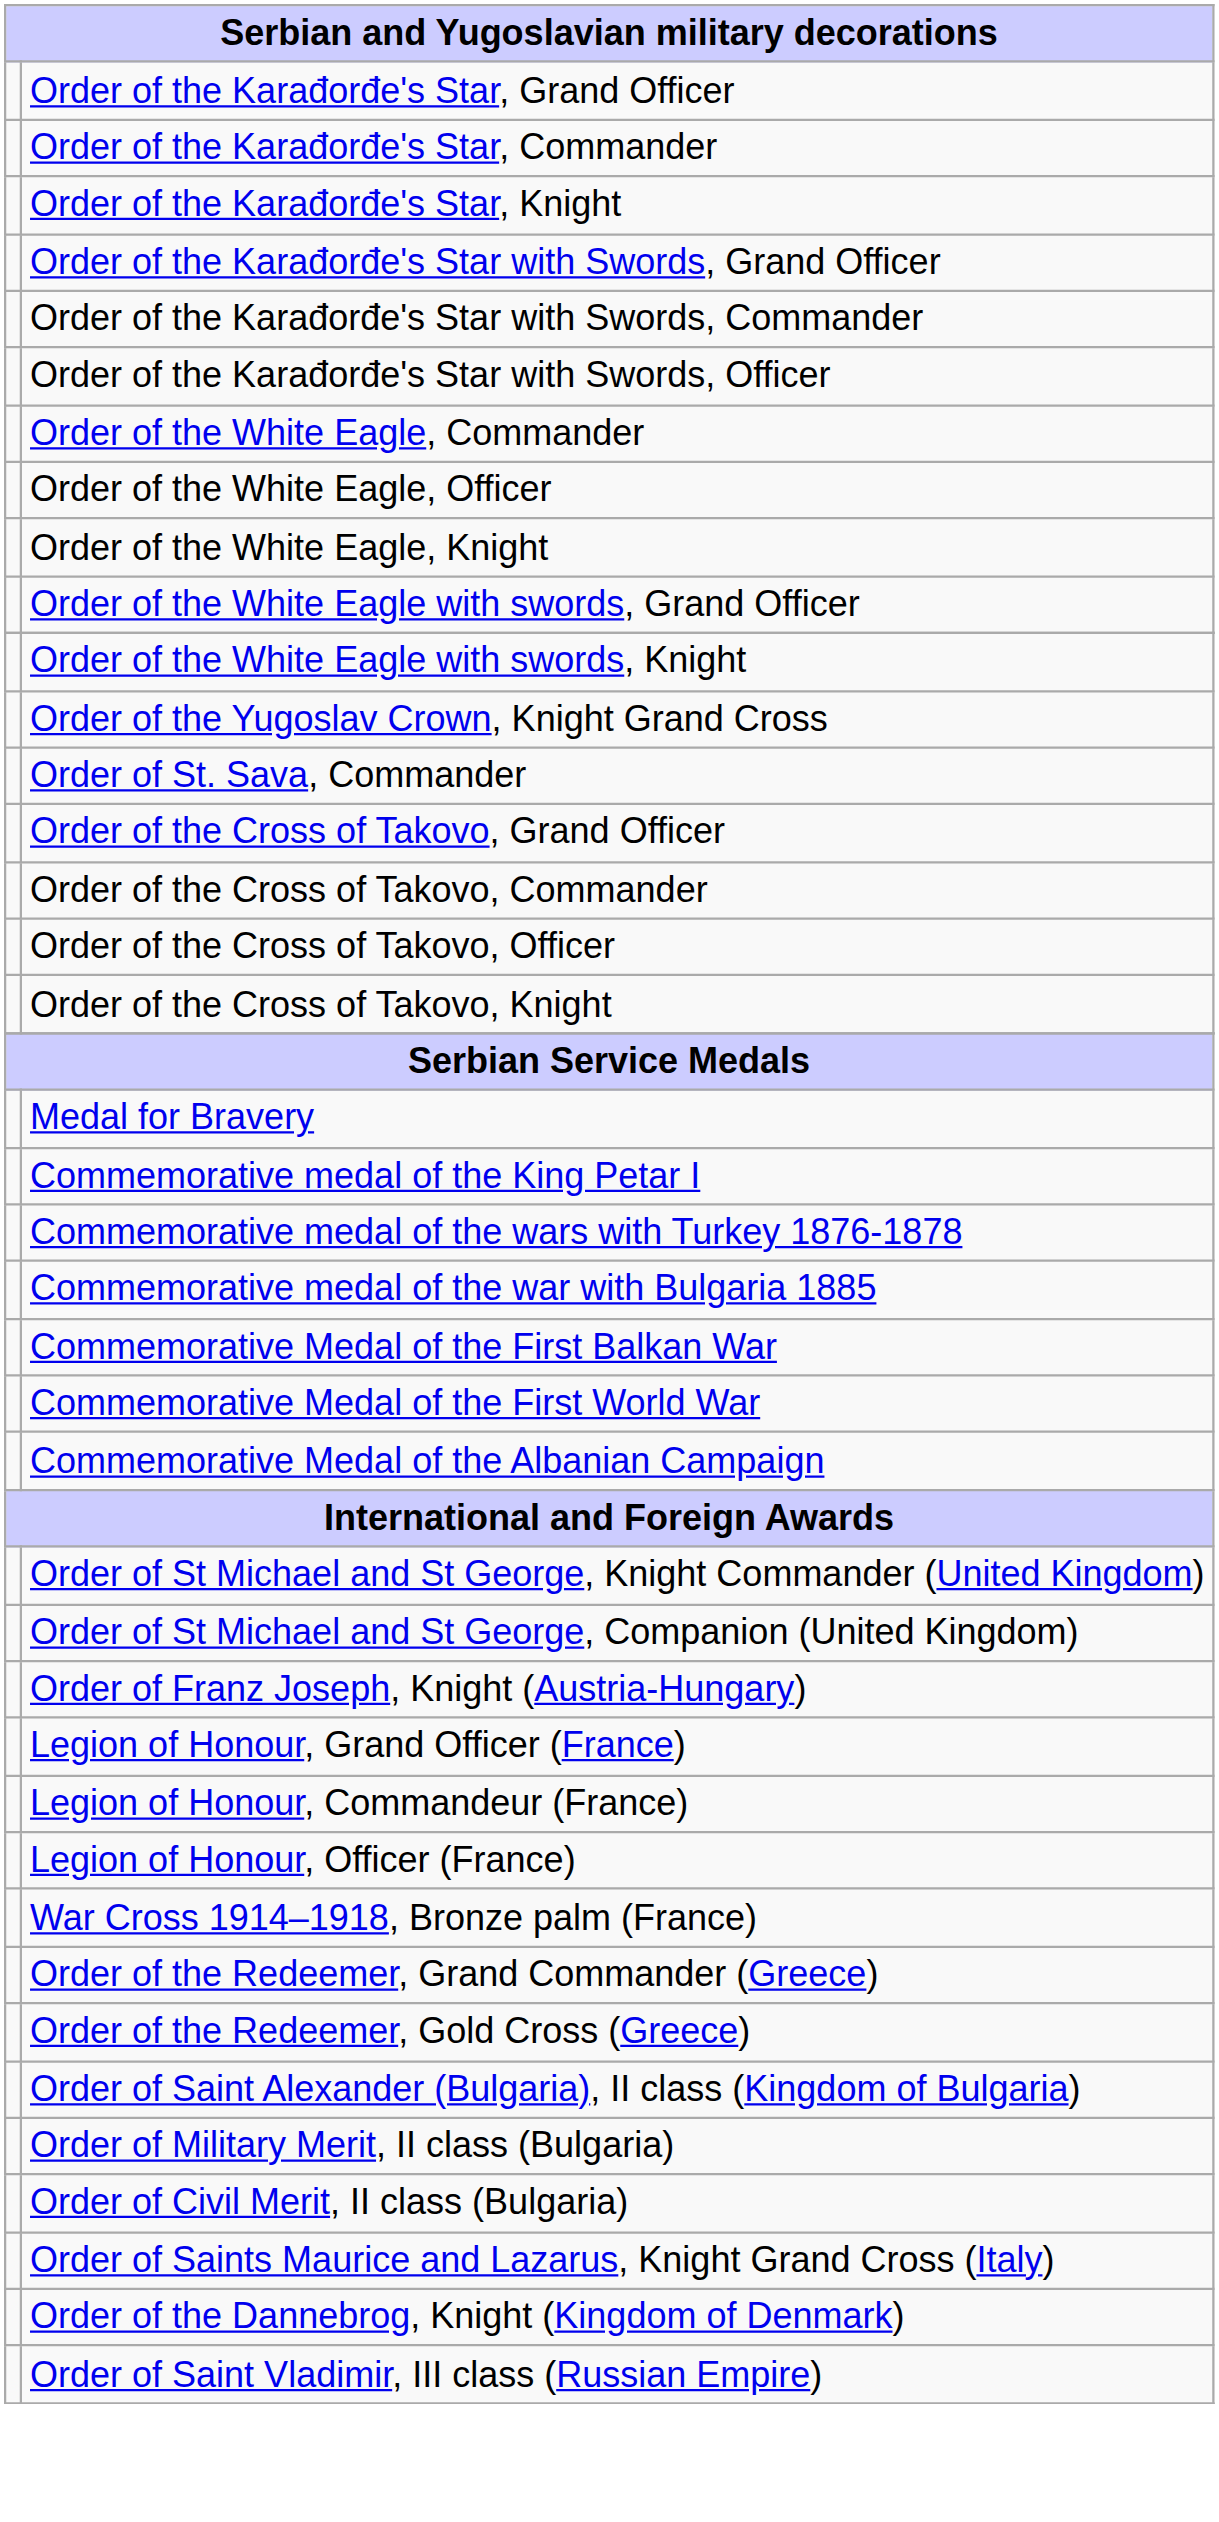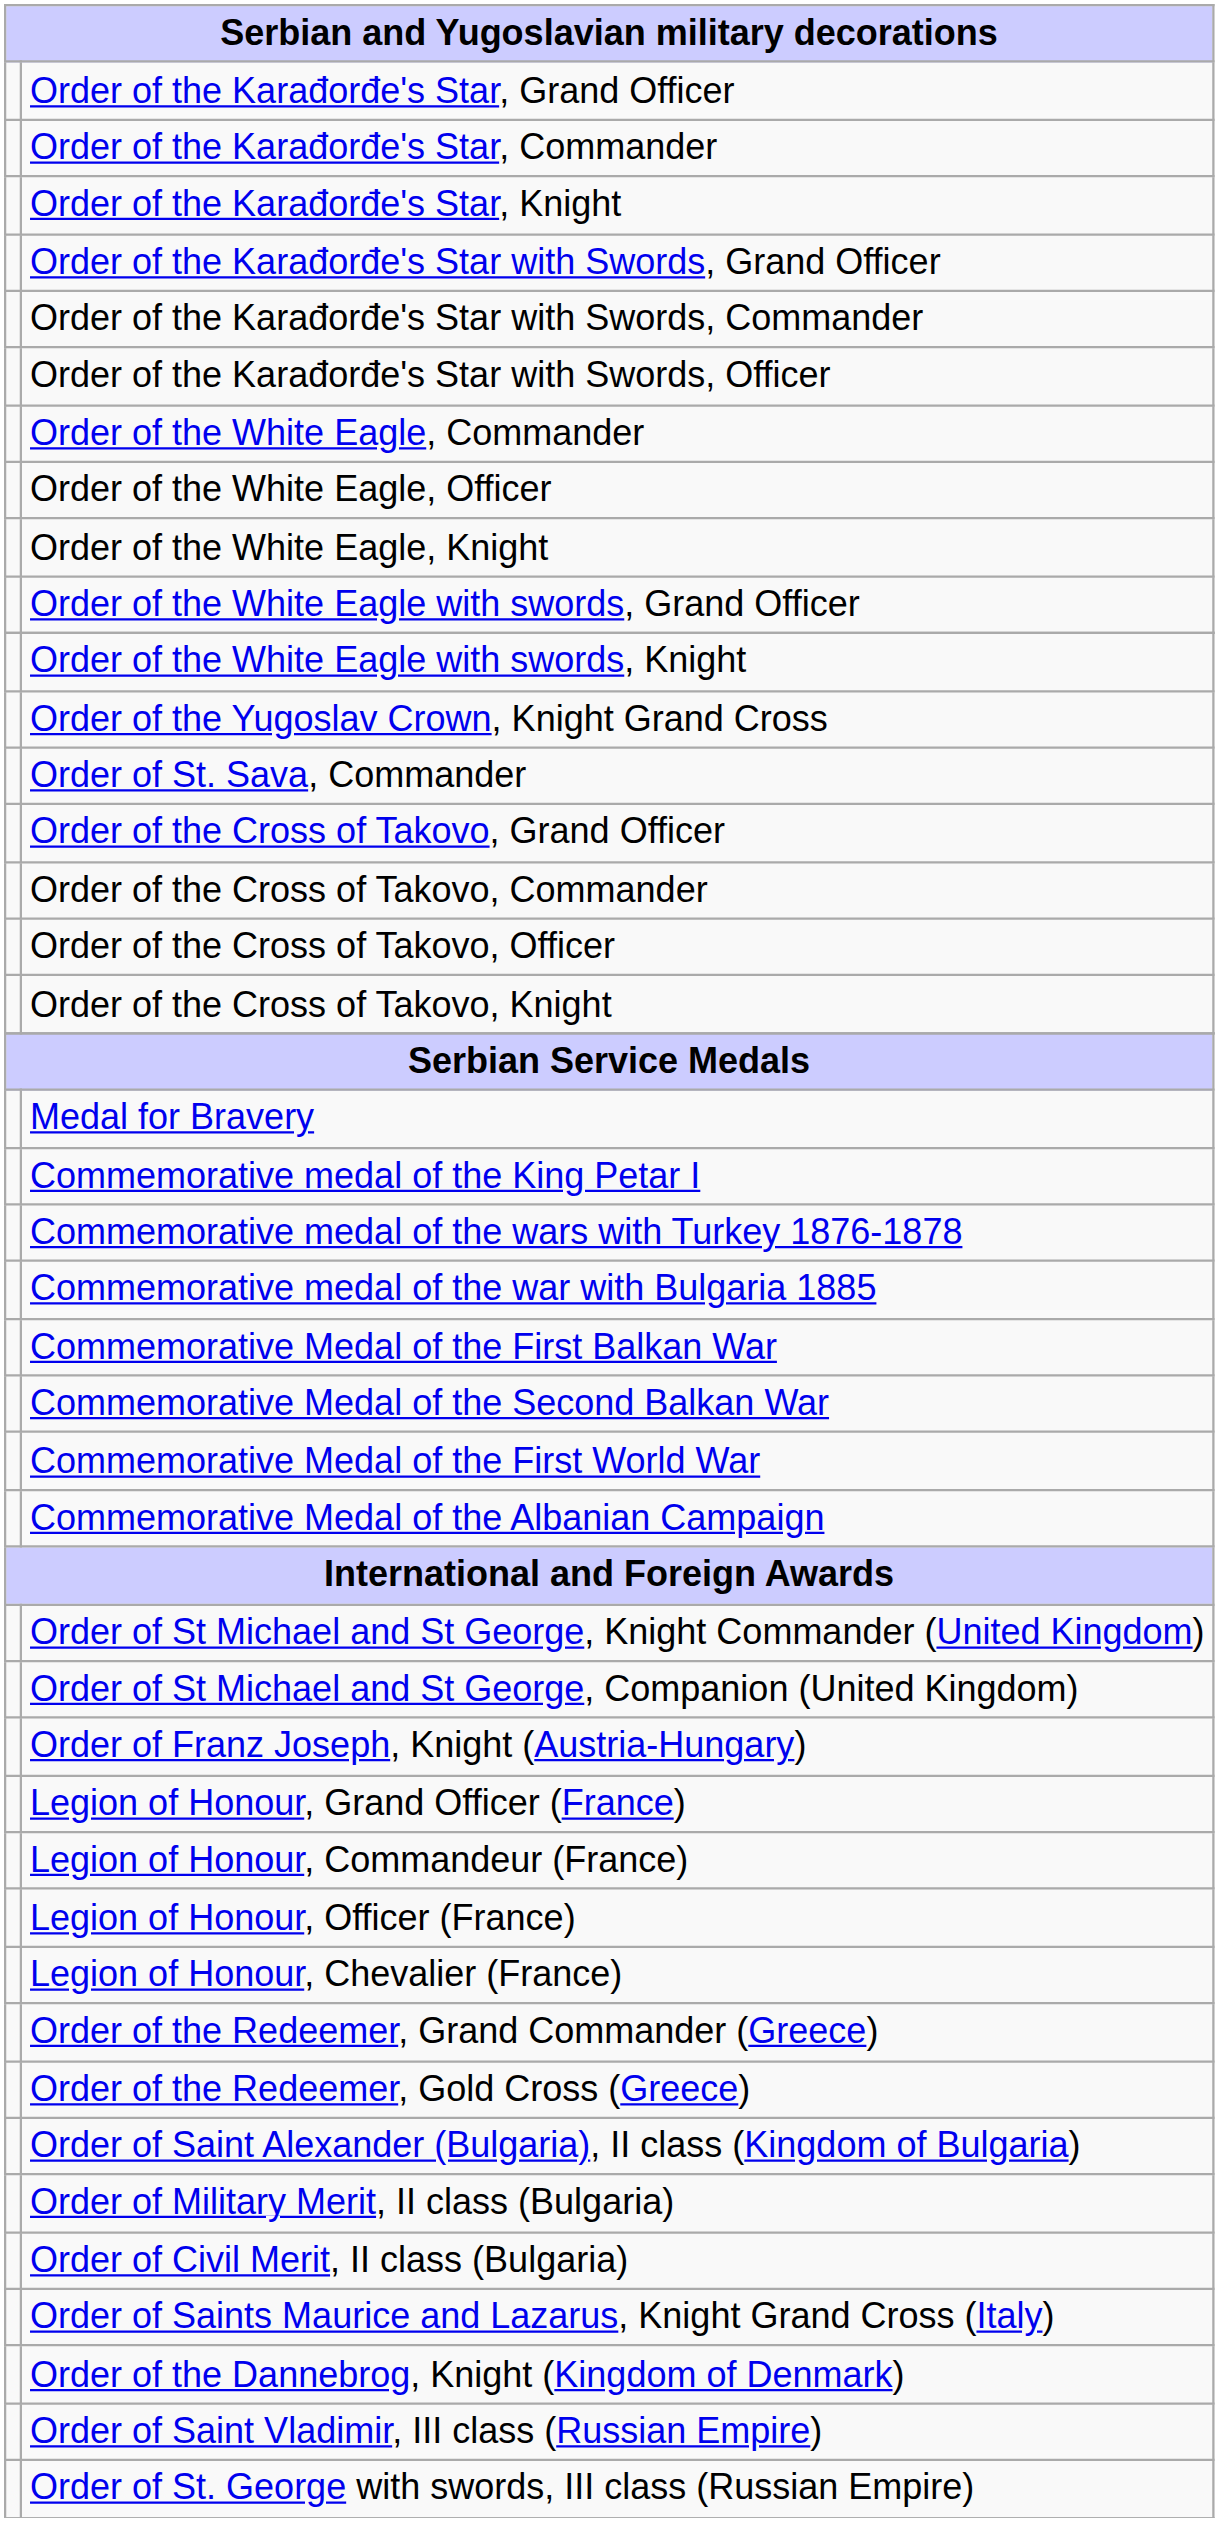+ row: (430, 1403)
+ row: (326, 1974)
- row: (394, 1917)
+ row: (502, 2488)
